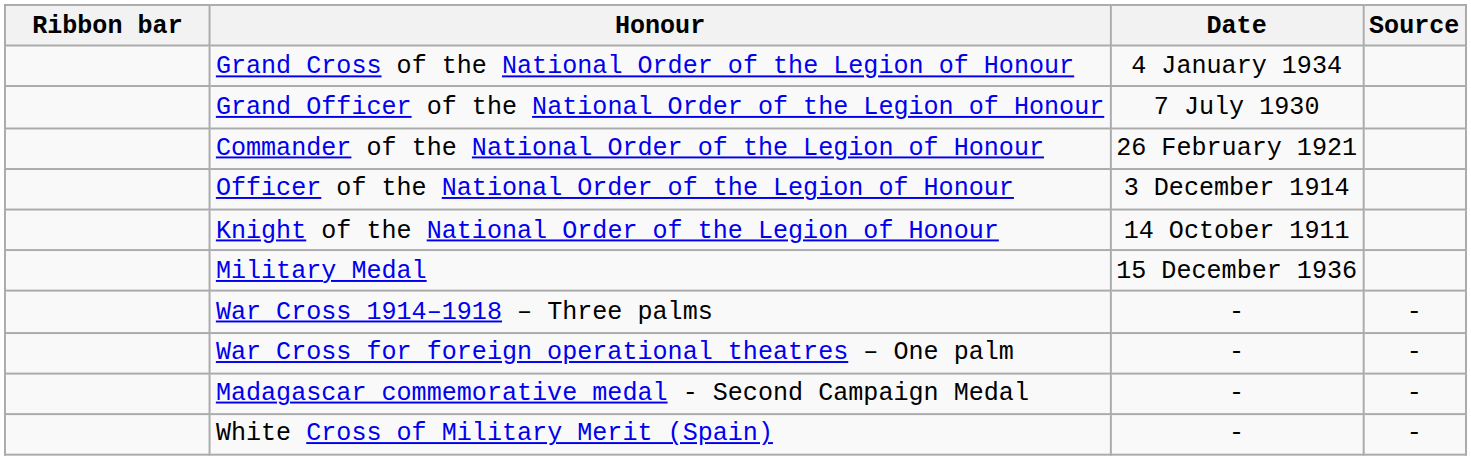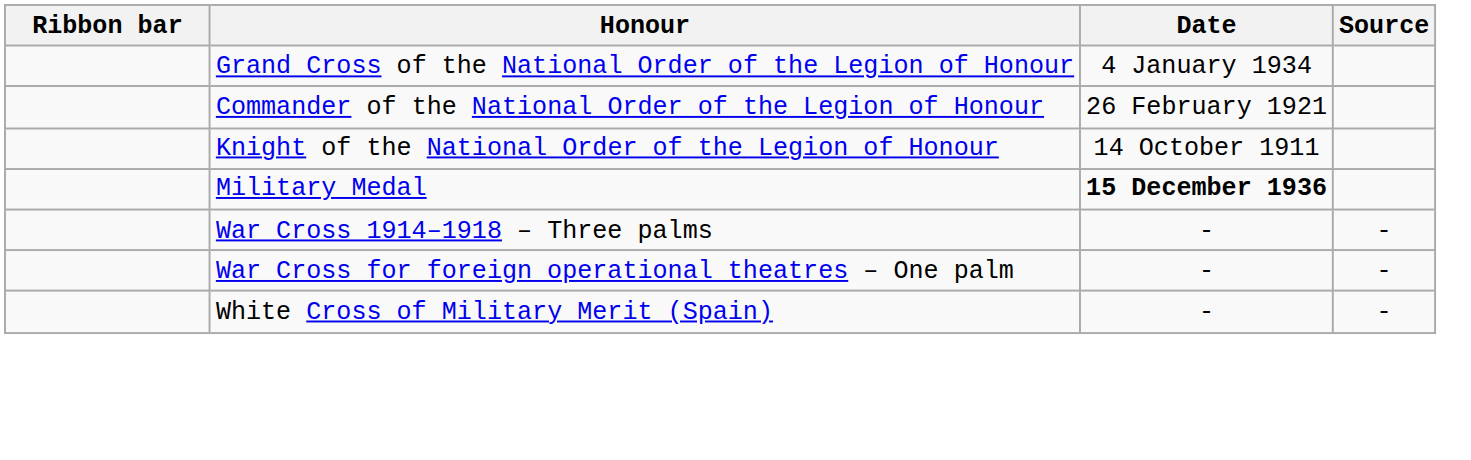- row: (660, 107)
- row: (615, 189)
(1237, 271) normal -> (1207, 189) bold
- row: (622, 393)
